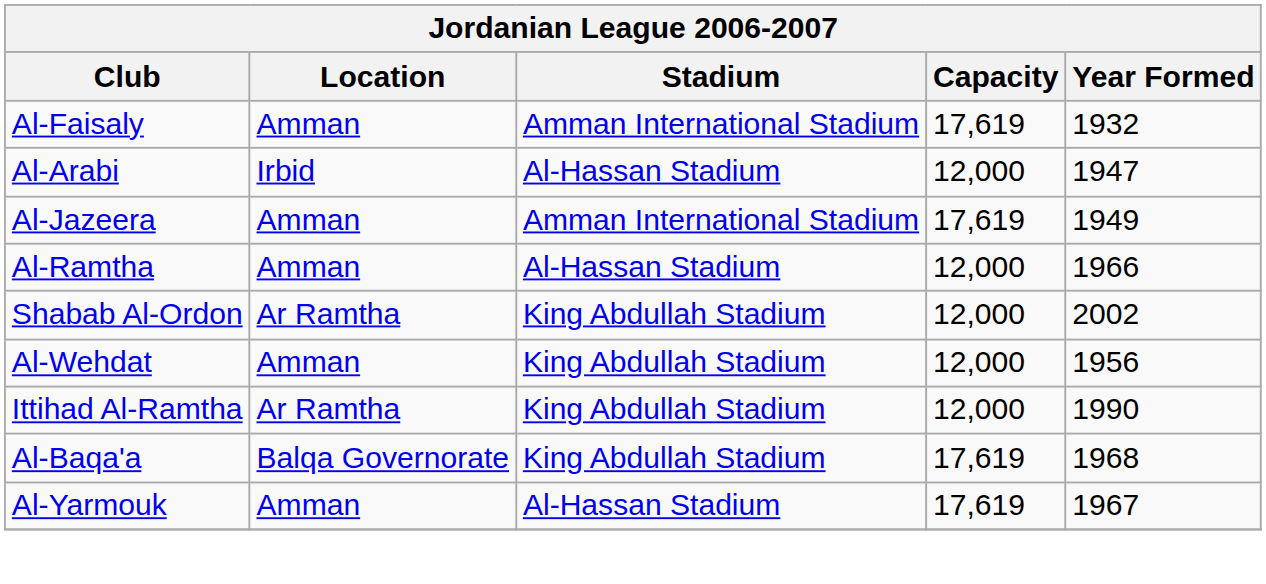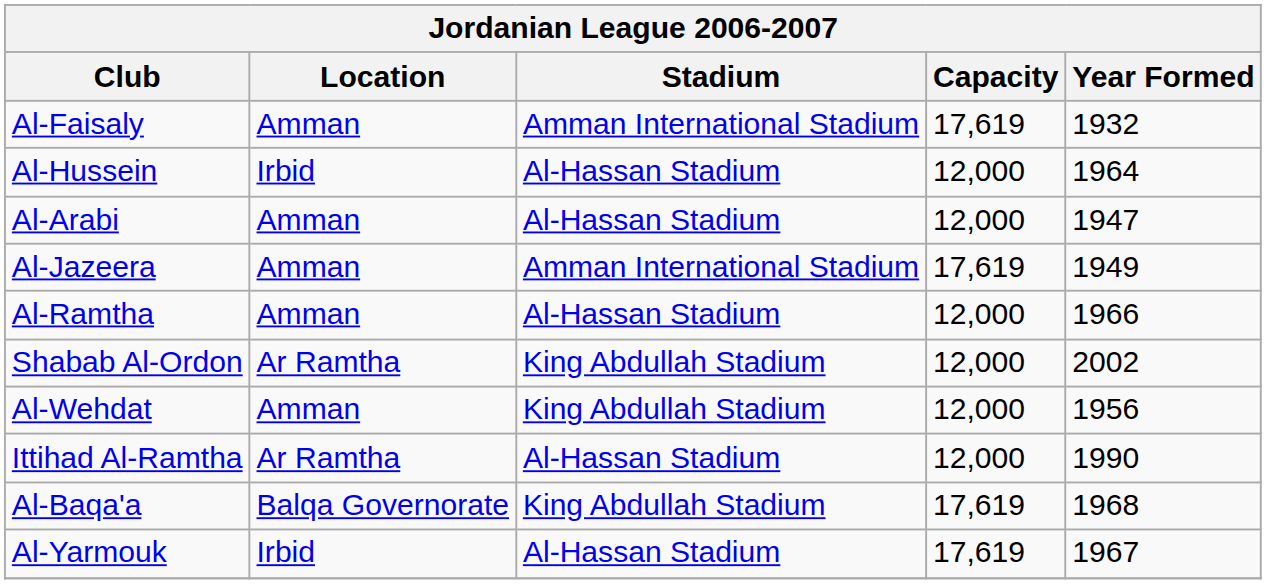+ row: (85, 171)
(286, 171) Irbid -> (308, 219) Amman
(674, 409) King Abdullah Stadium -> (652, 457) Al-Hassan Stadium
(308, 505) Amman -> (286, 553) Irbid
